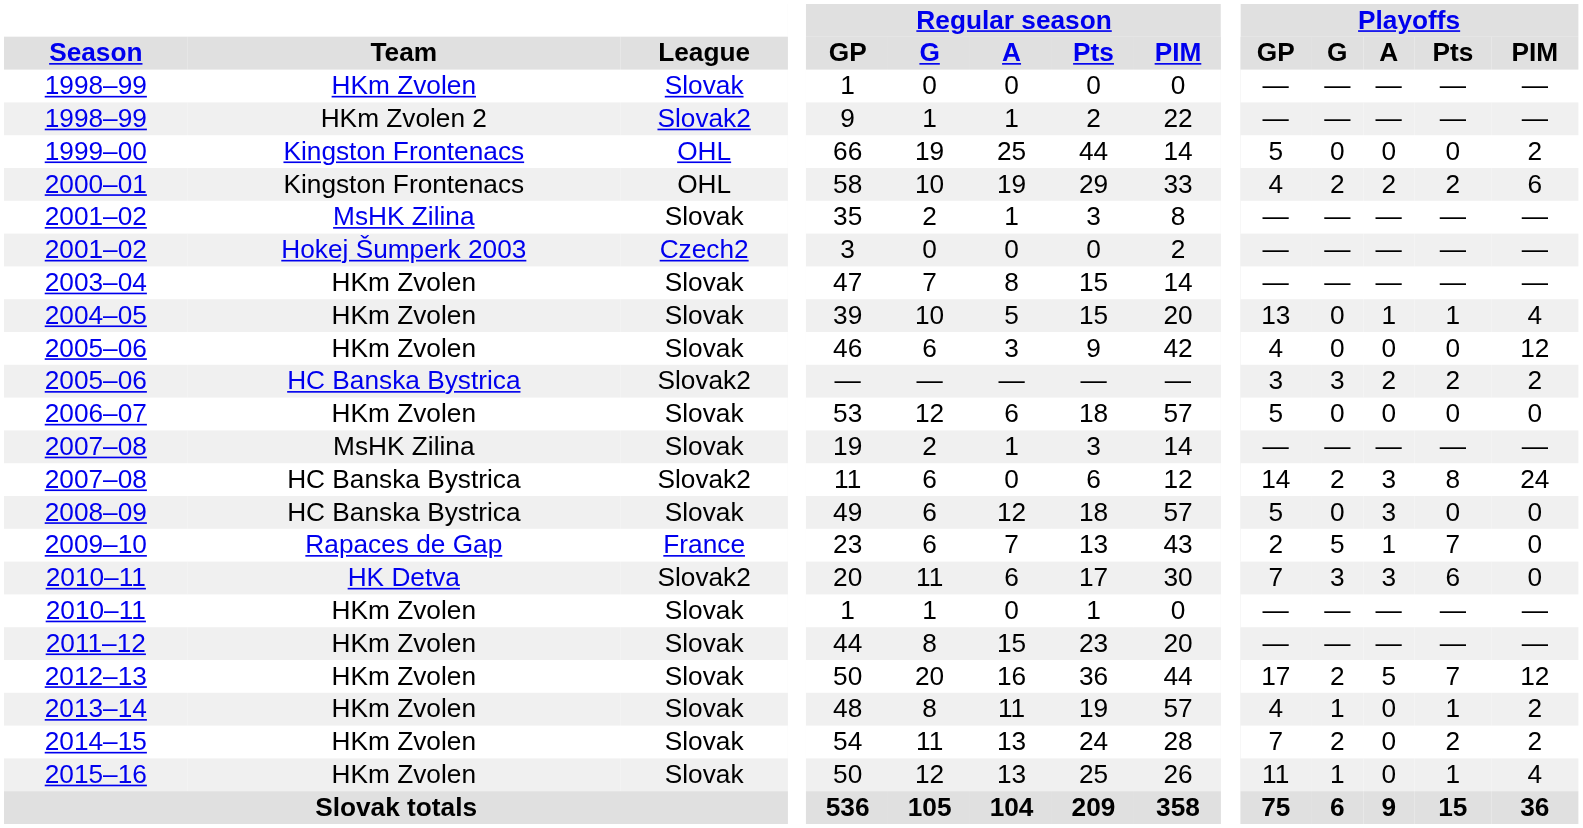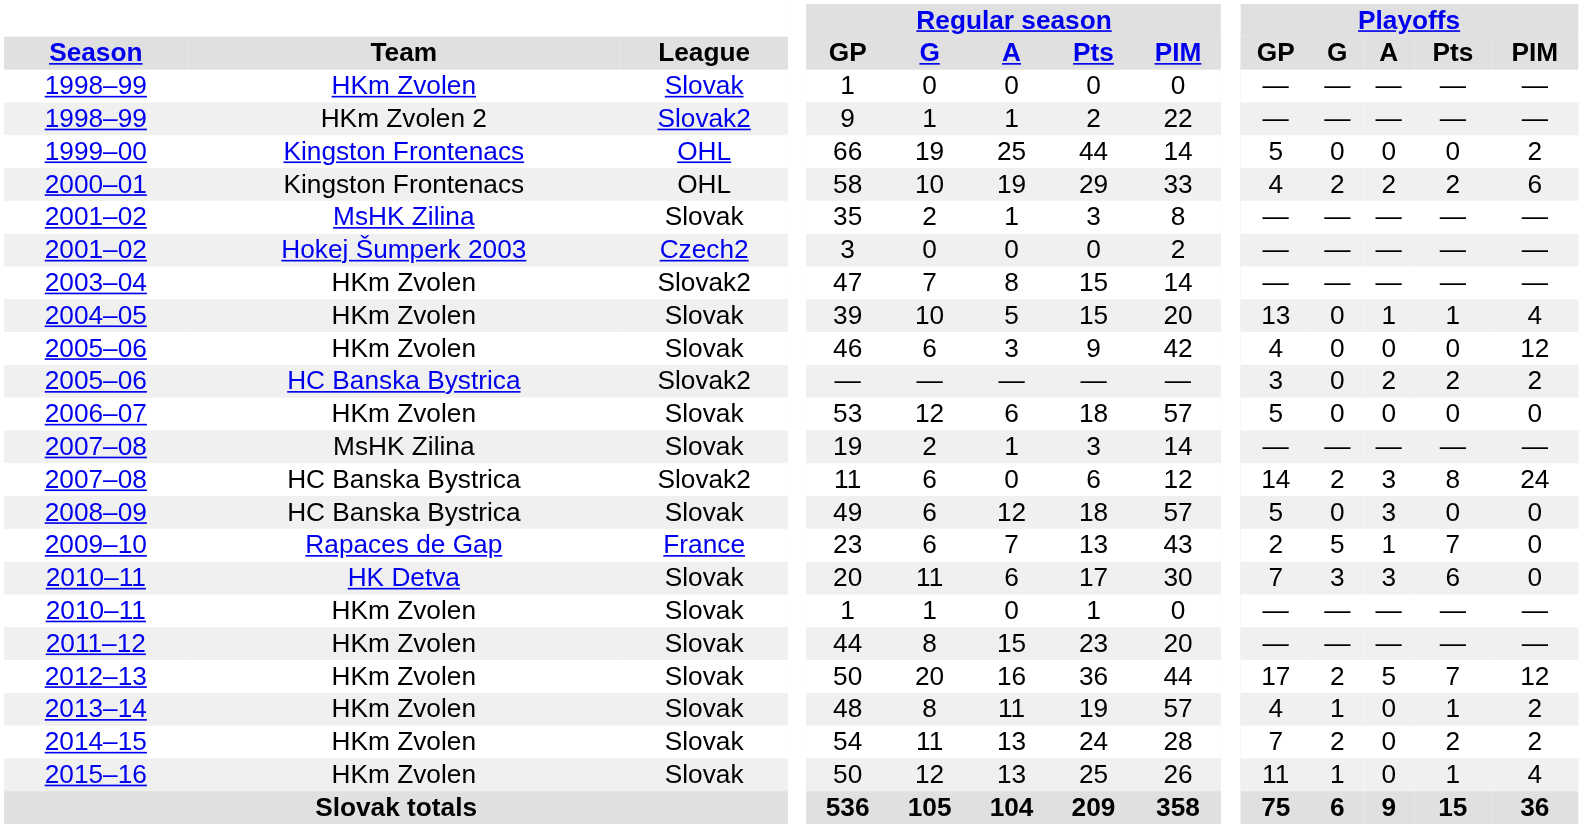(704, 282) Slovak -> (704, 282) Slovak2
(1337, 380) 3 -> (1337, 380) 0
(704, 577) Slovak2 -> (704, 577) Slovak
